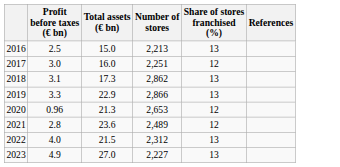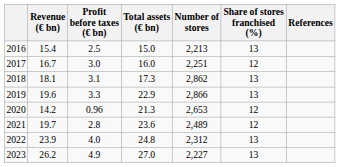+ column: (48, 22)
(107, 140) 21.5 -> (147, 140) 24.8
